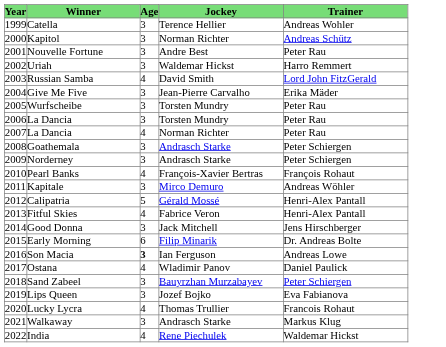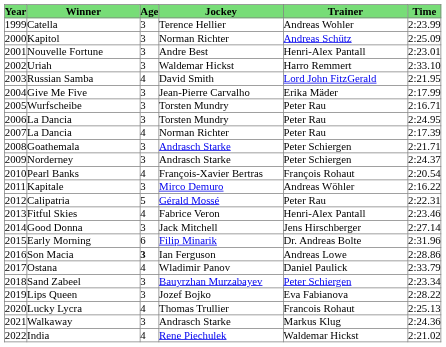+ column: (424, 11)
(305, 51) Peter Rau -> (324, 51) Henri-Alex Pantall
(324, 200) Henri-Alex Pantall -> (305, 200) Peter Rau
